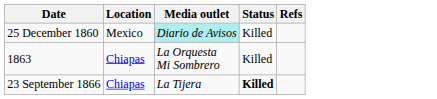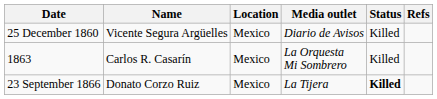+ column: (167, 14)
(197, 33) paleturquoise background -> (324, 33) no background
(125, 58) Chiapas -> (252, 58) Mexico
(125, 84) Chiapas -> (252, 84) Mexico
